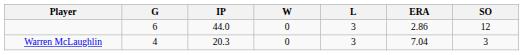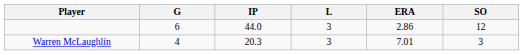- column: (287, 12)
(419, 42) 7.04 -> (405, 42) 7.01
